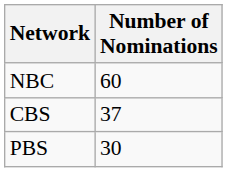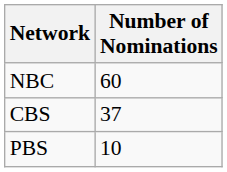(111, 148) 30 -> (111, 148) 10
